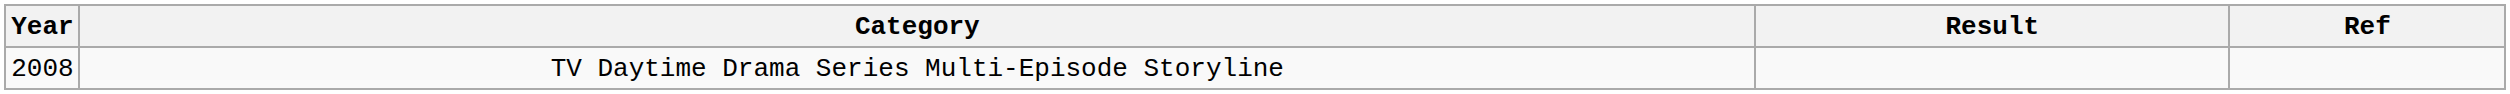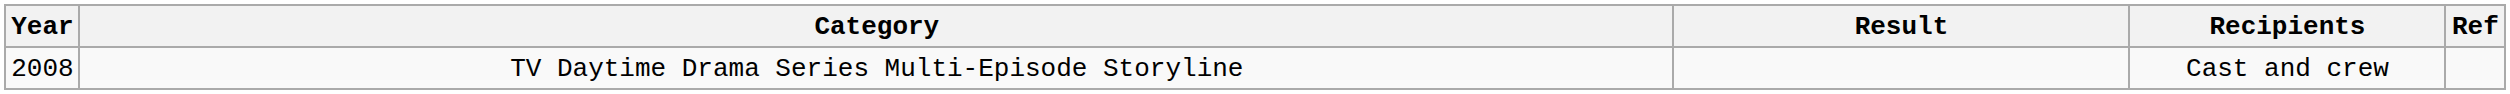+ column: (2287, 26)
